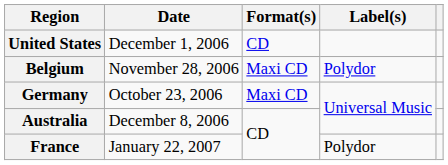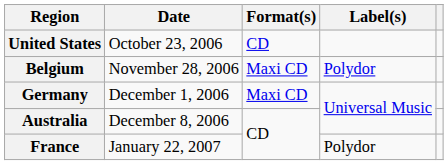(169, 43) December 1, 2006 -> (166, 43) October 23, 2006
(166, 95) October 23, 2006 -> (169, 95) December 1, 2006
